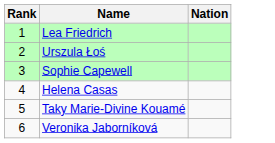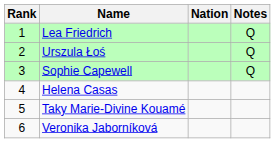+ column: (250, 14)
